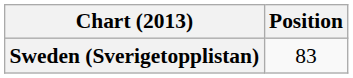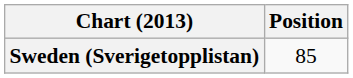(306, 55) 83 -> (306, 55) 85
